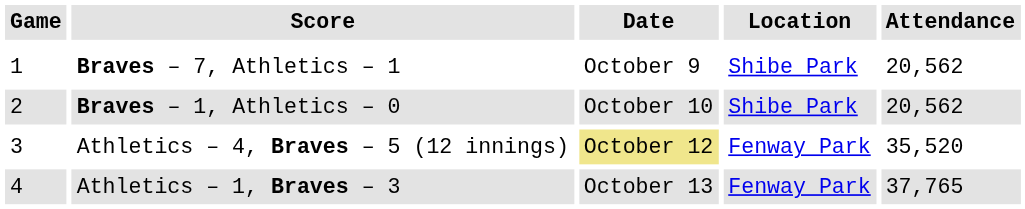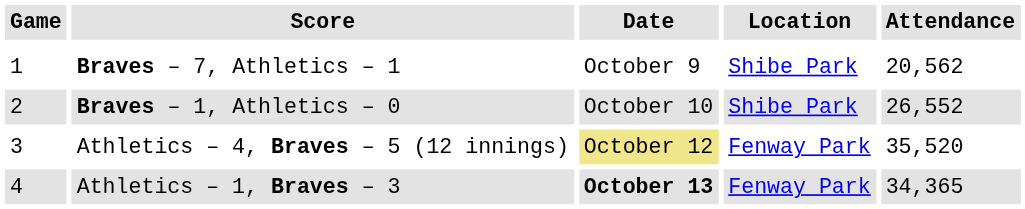(925, 107) 20,562 -> (925, 107) 26,552
(649, 187) normal -> (649, 187) bold
(925, 187) 37,765 -> (925, 187) 34,365
